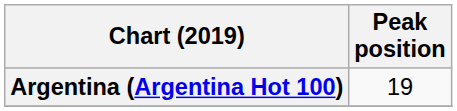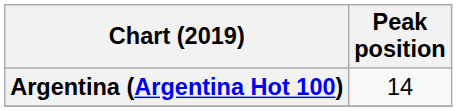(400, 86) 19 -> (400, 86) 14
